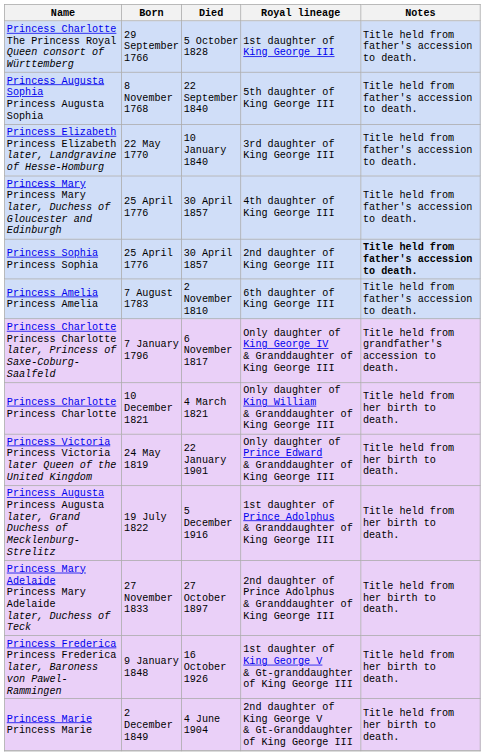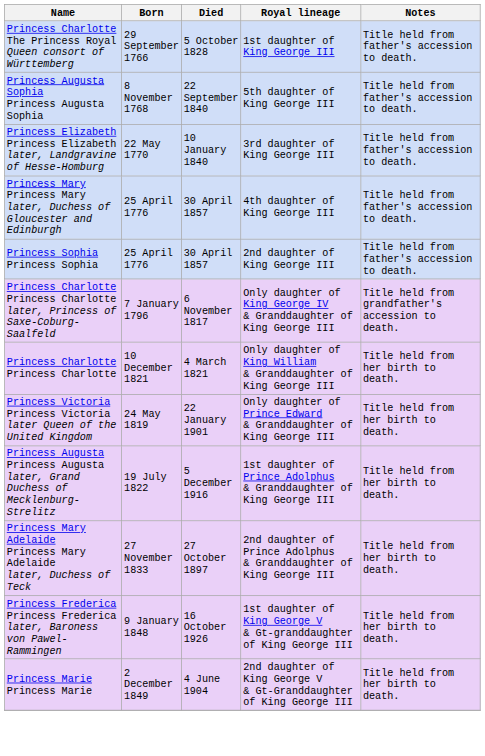(418, 259) bold -> (418, 259) normal
- row: (52, 299)
